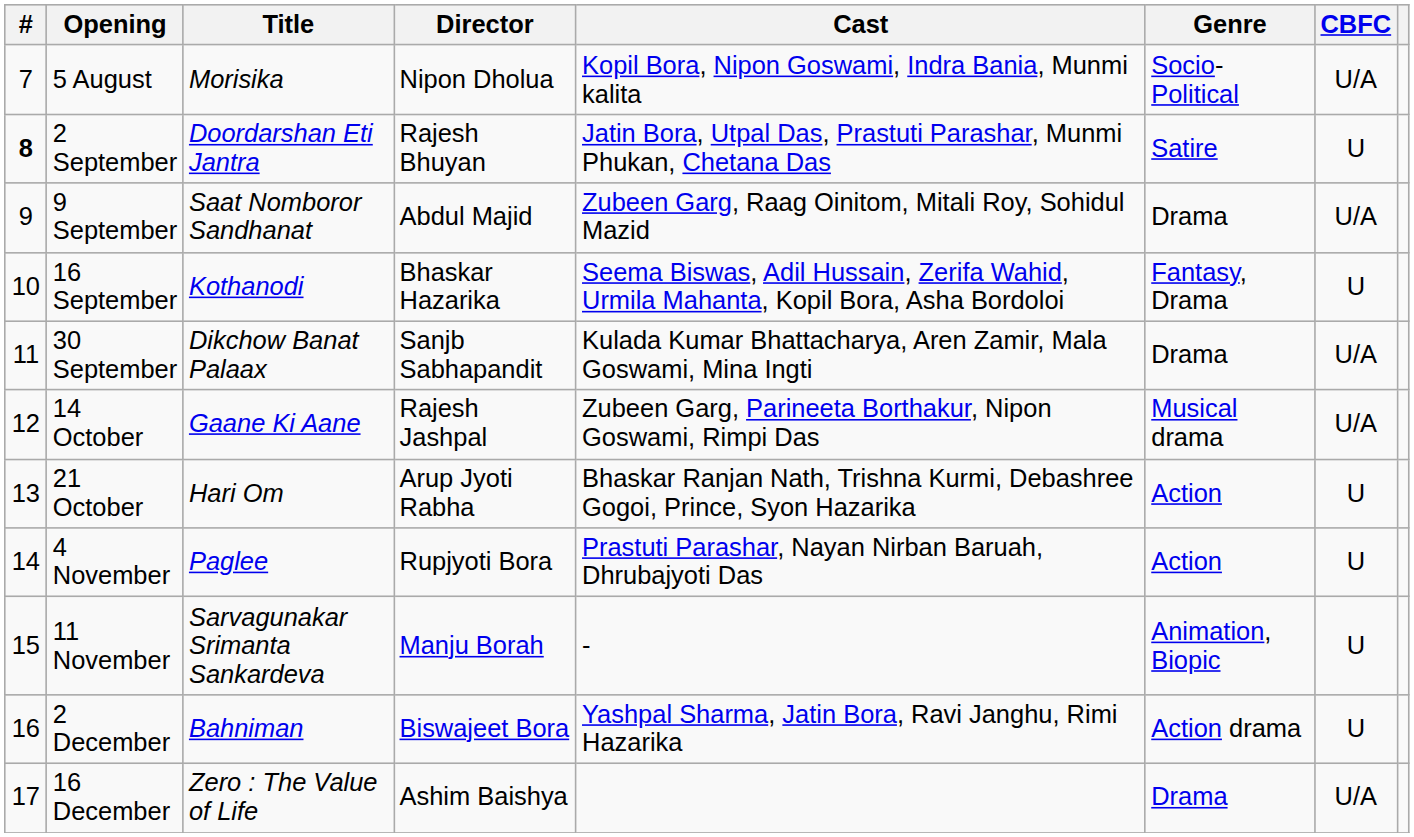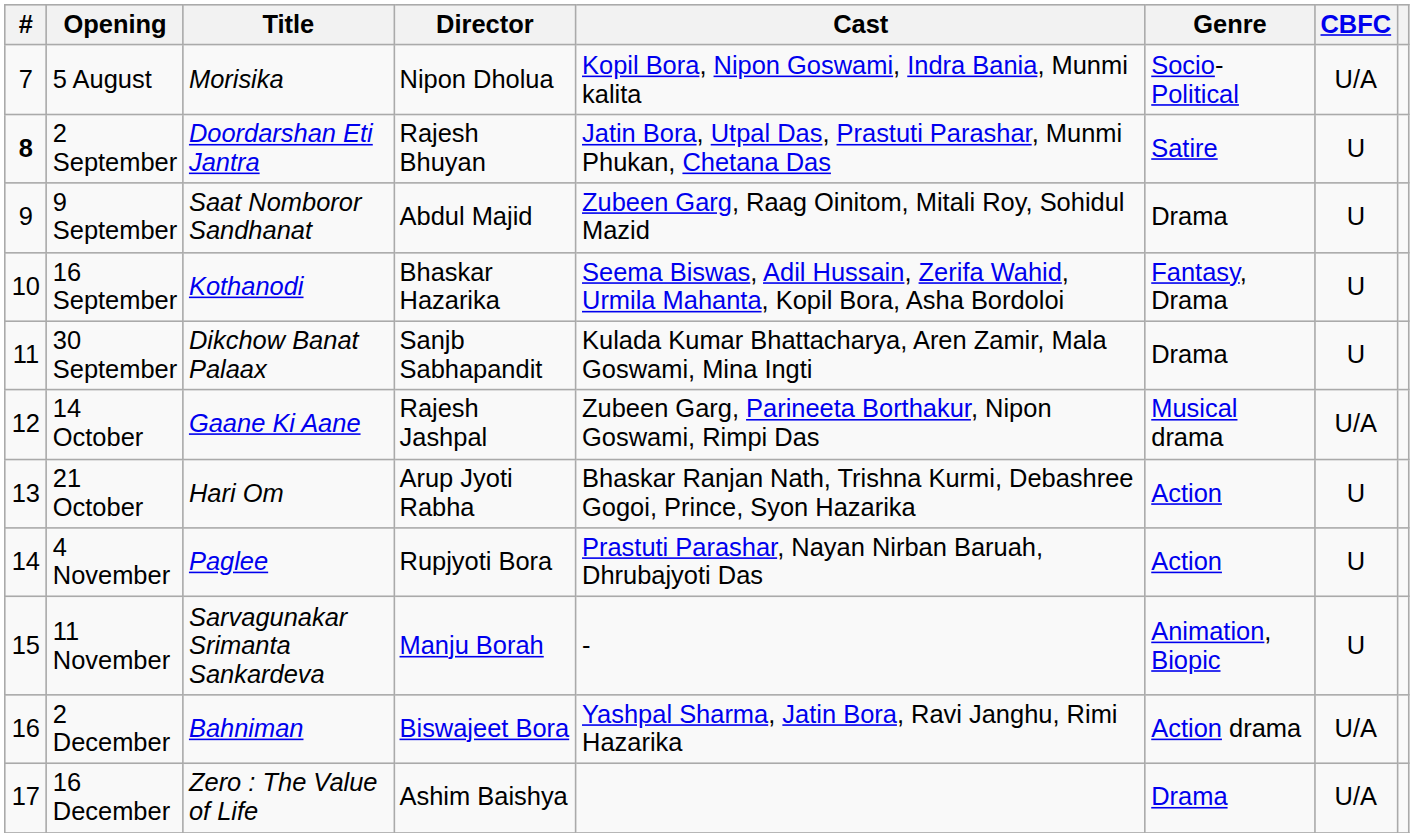(1356, 217) U/A -> (1356, 217) U
(1356, 355) U/A -> (1356, 355) U
(1356, 728) U -> (1356, 728) U/A
